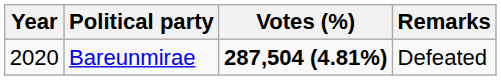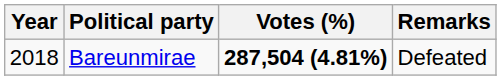(34, 57) 2020 -> (34, 57) 2018
